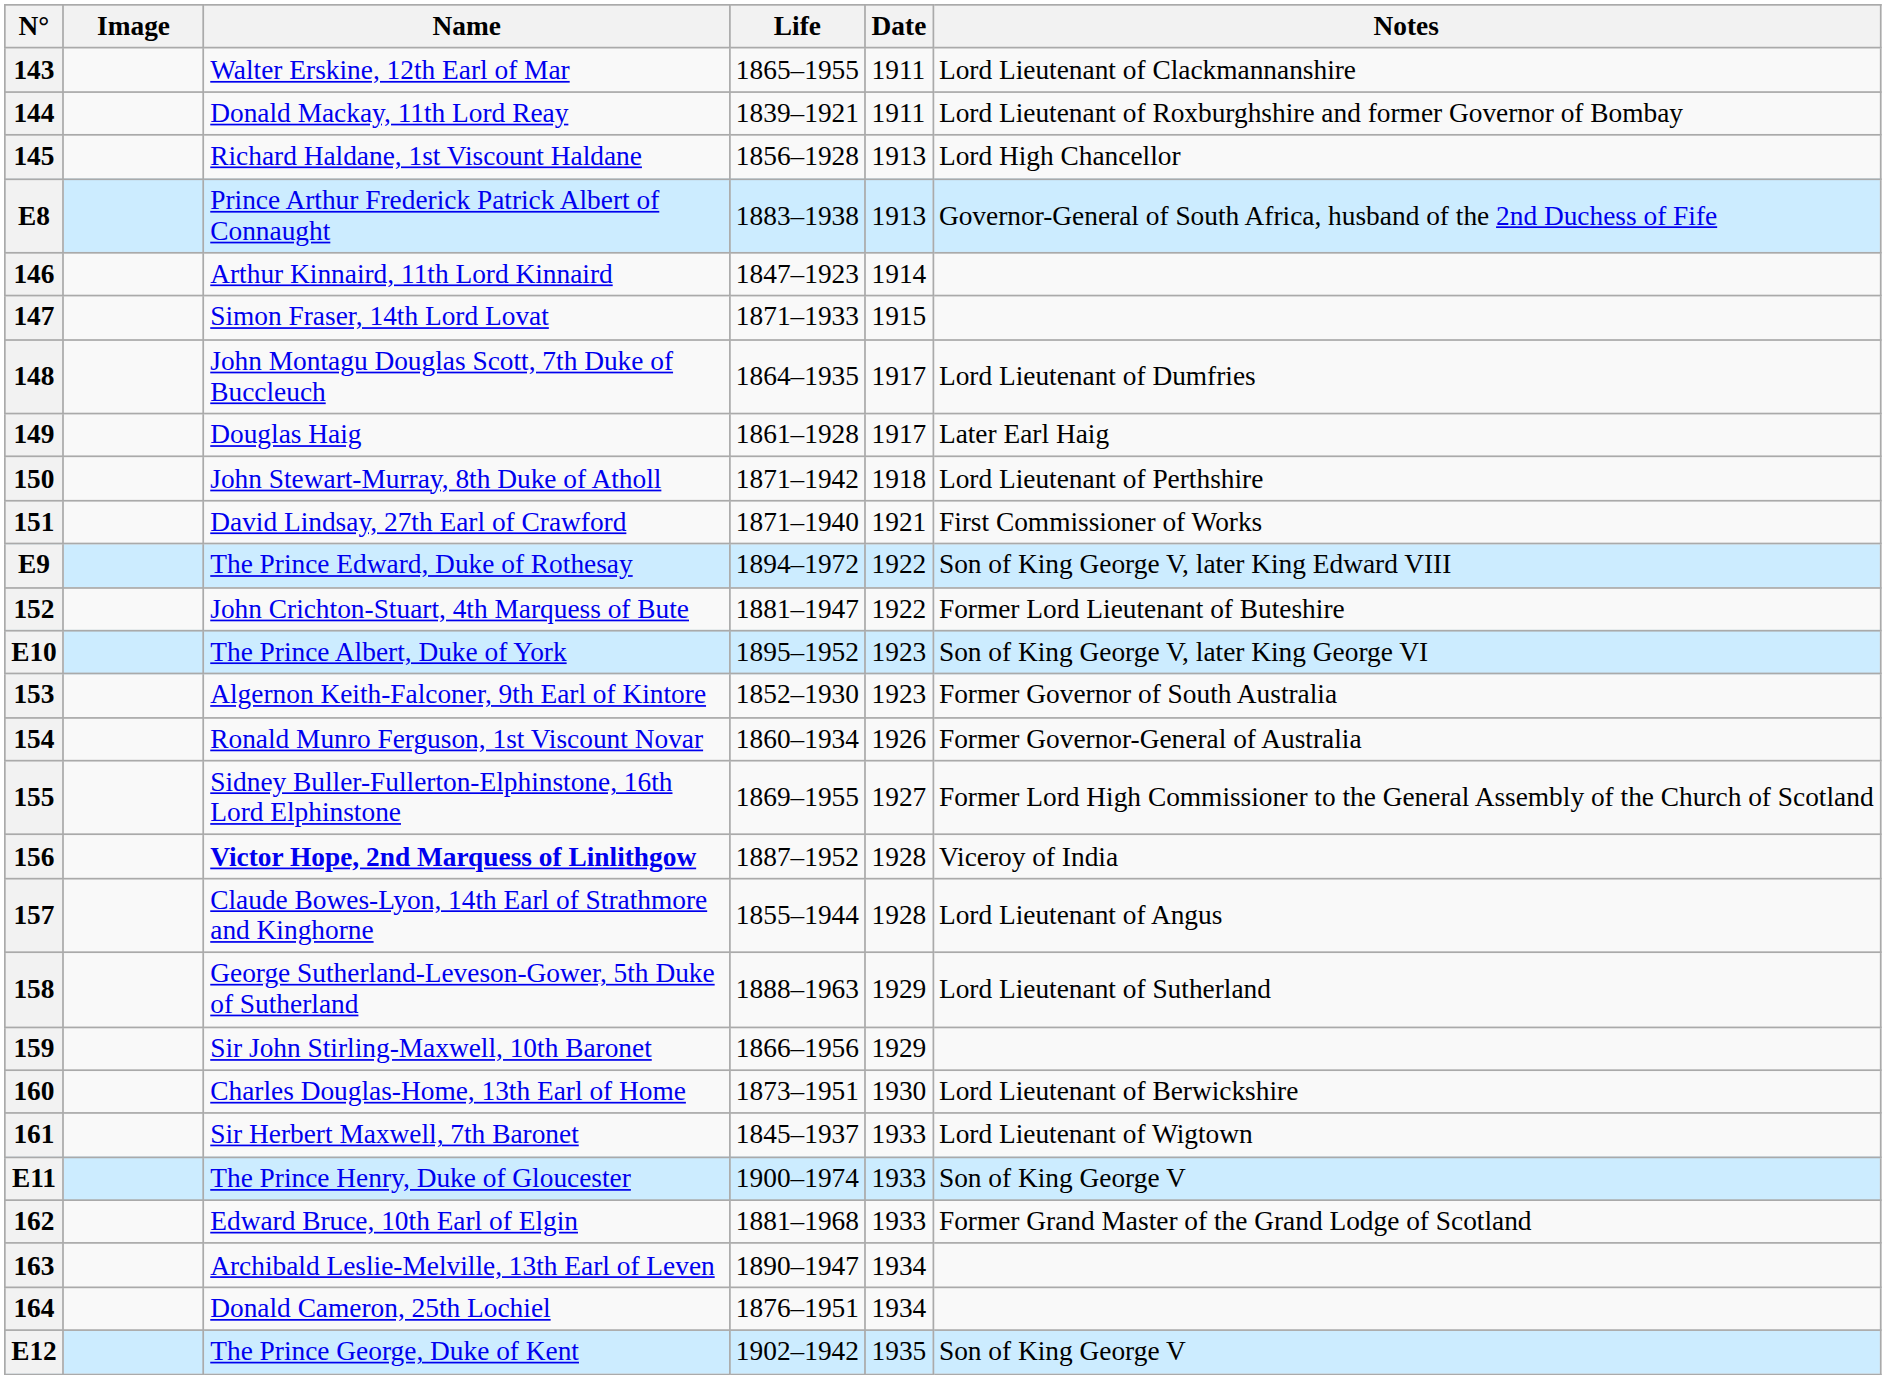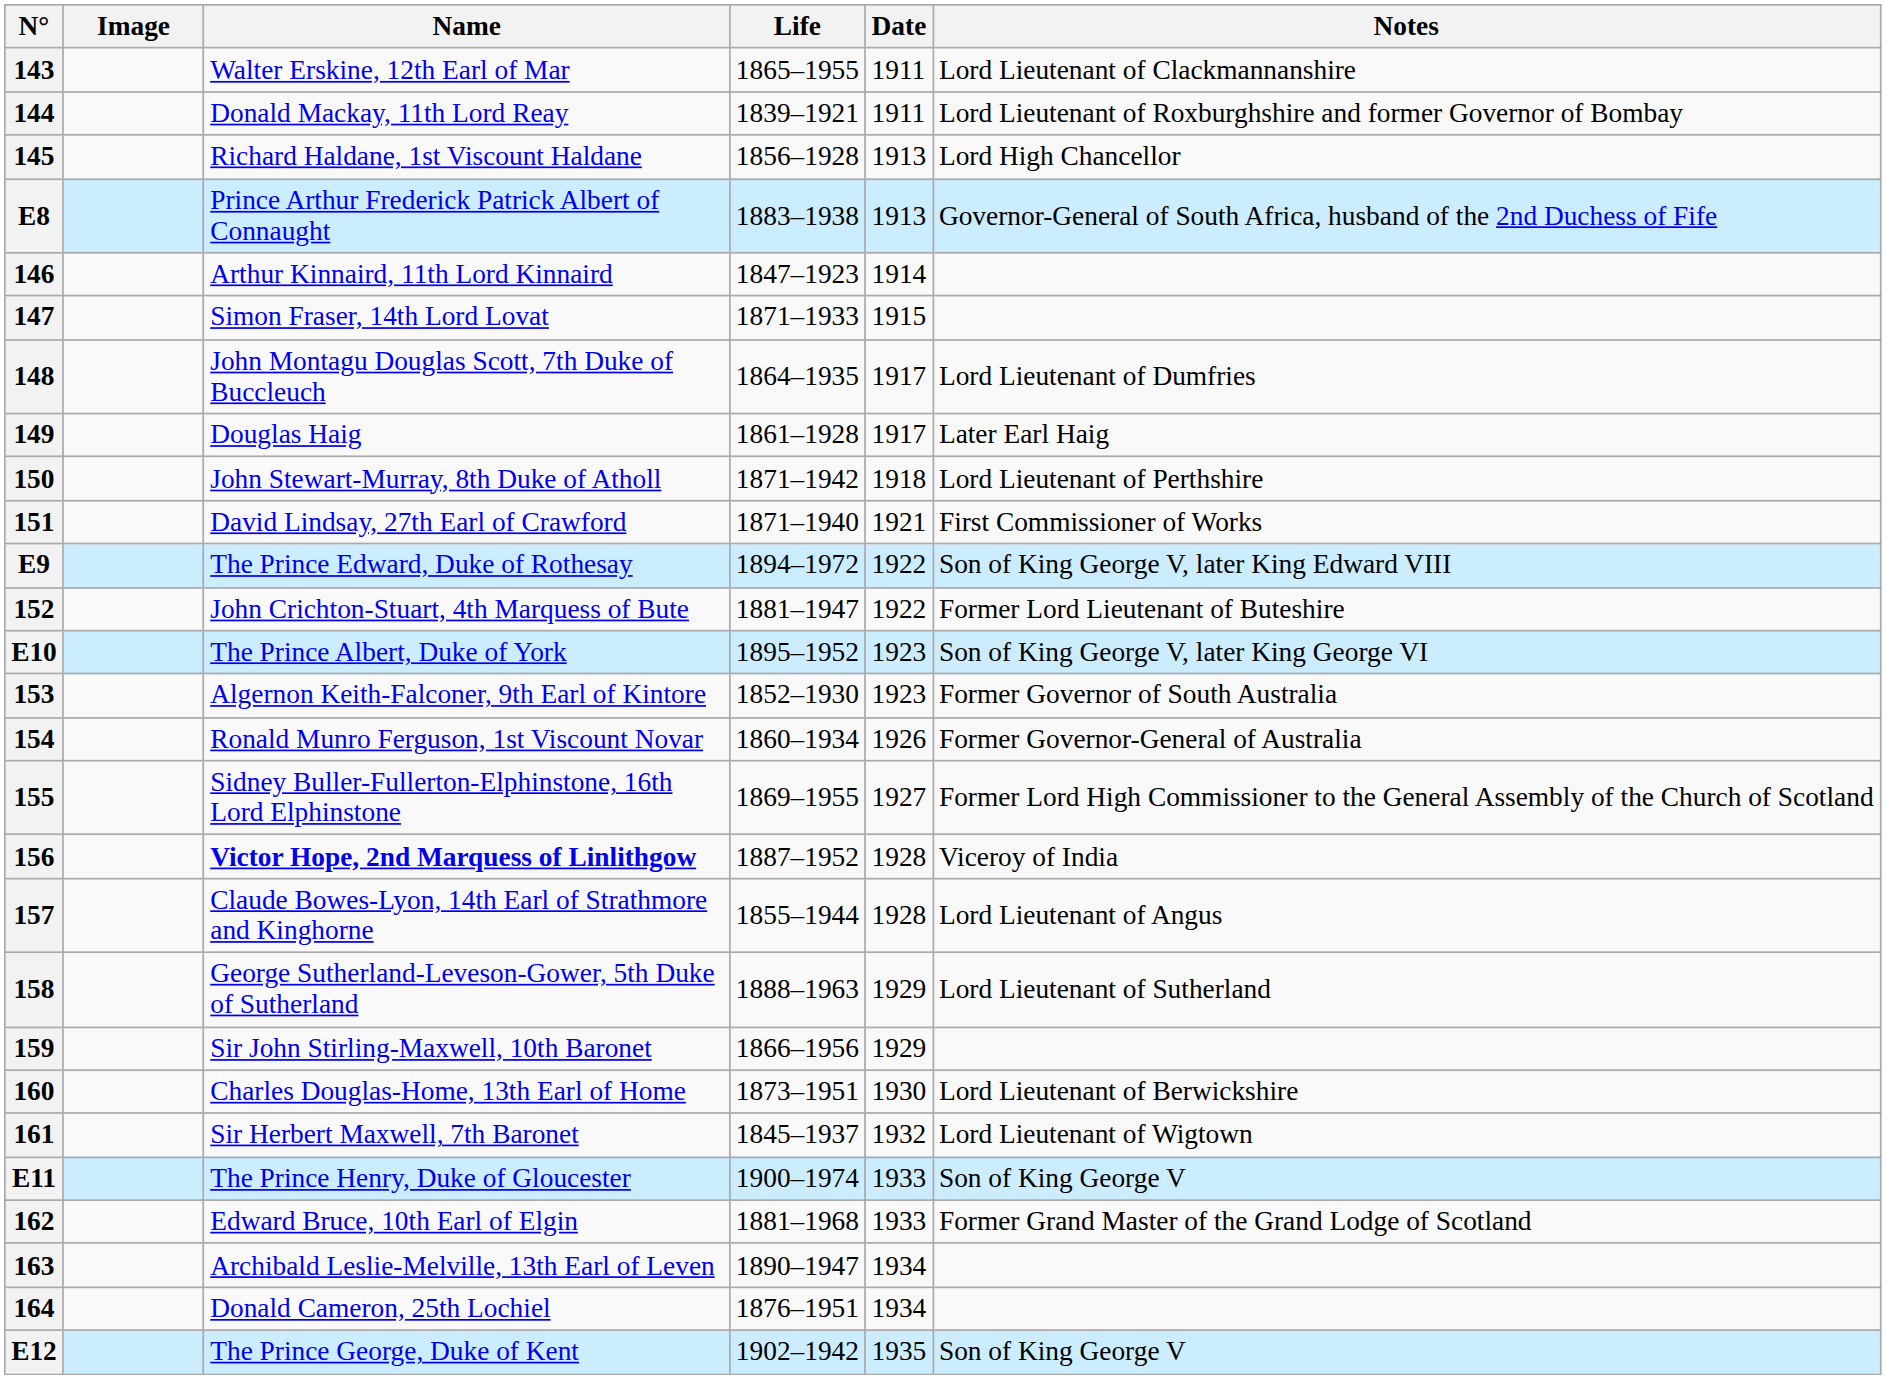(899, 1134) 1933 -> (899, 1134) 1932
